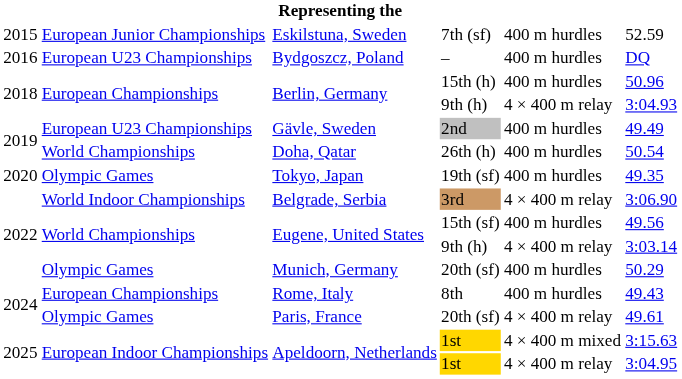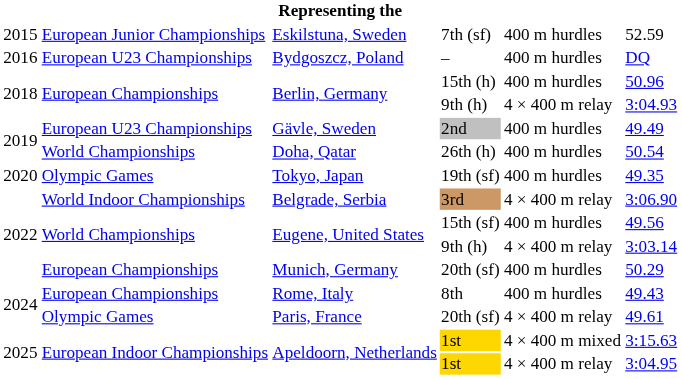(98, 269) Olympic Games -> (130, 269) European Championships
